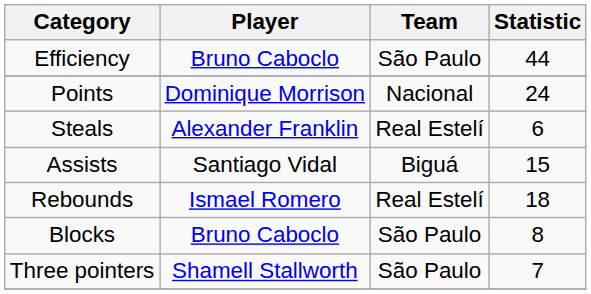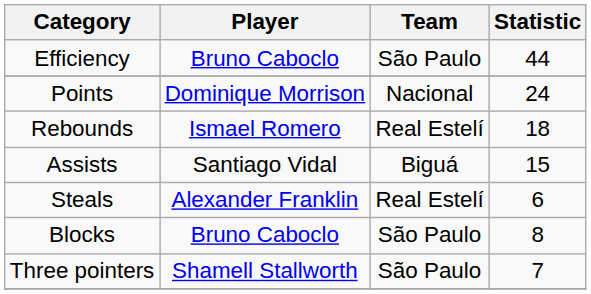rows swapped: (82, 199) <-> (82, 128)
